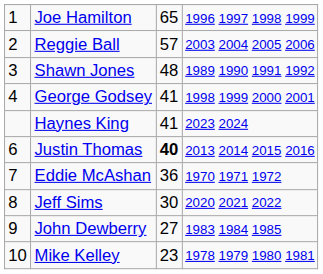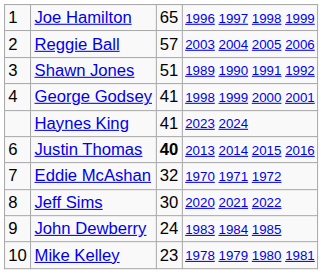(169, 70) 48 -> (169, 70) 51
(169, 176) 36 -> (169, 176) 32
(169, 228) 27 -> (169, 228) 24
